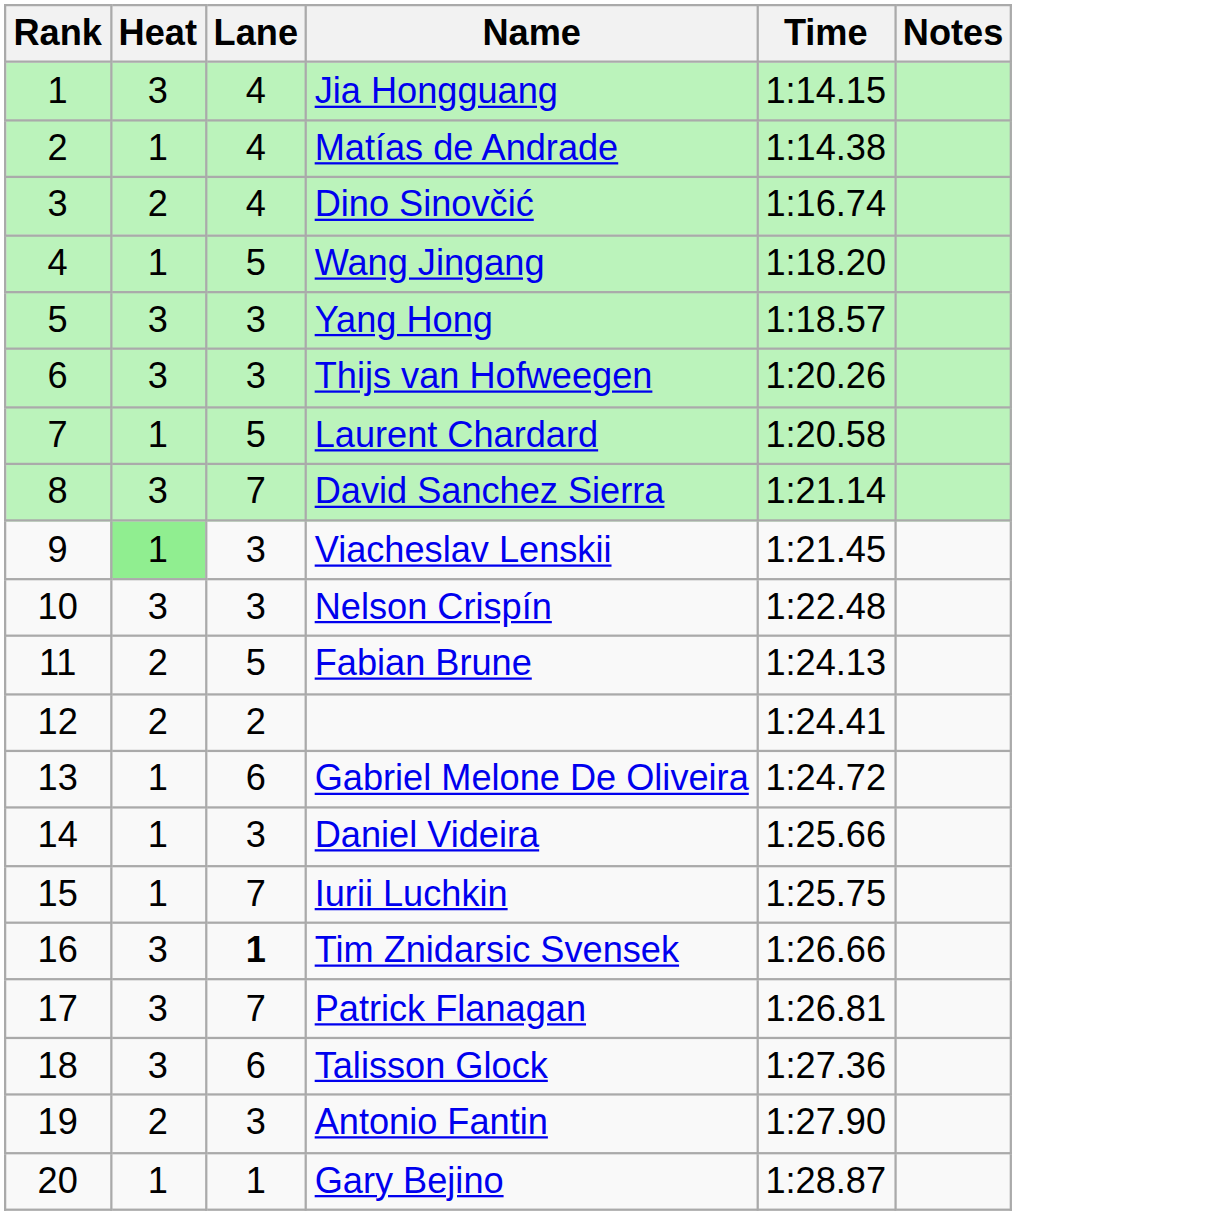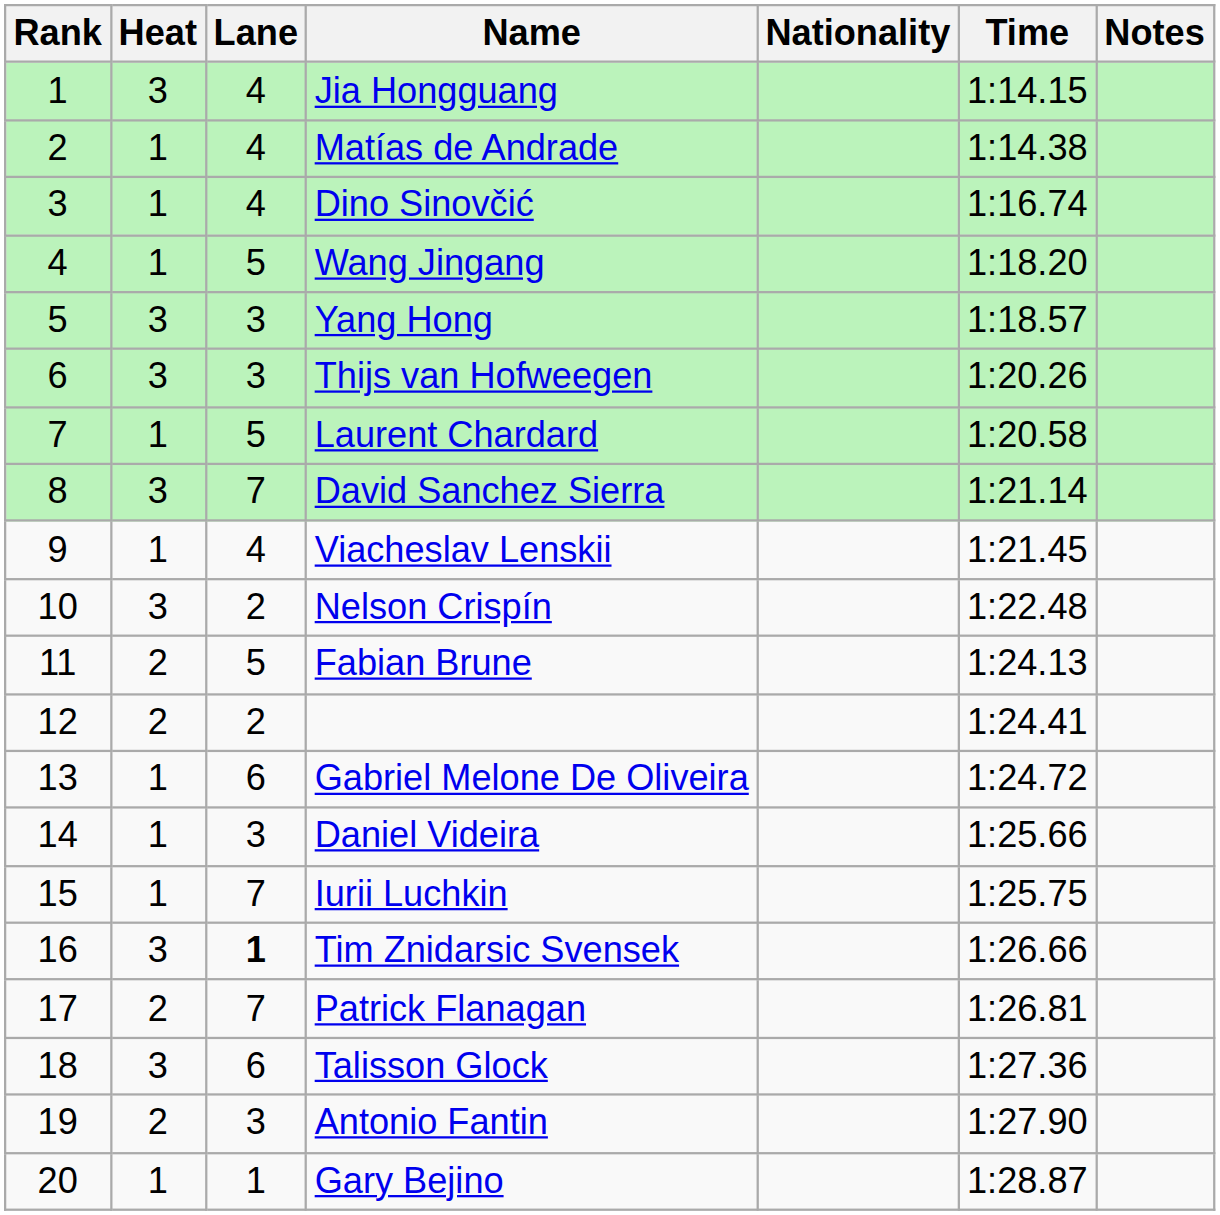+ column: (858, 33)
(158, 205) 2 -> (158, 205) 1
(158, 549) lightgreen background -> (158, 549) no background
(256, 549) 3 -> (256, 549) 4
(256, 606) 3 -> (256, 606) 2
(158, 1008) 3 -> (158, 1008) 2
